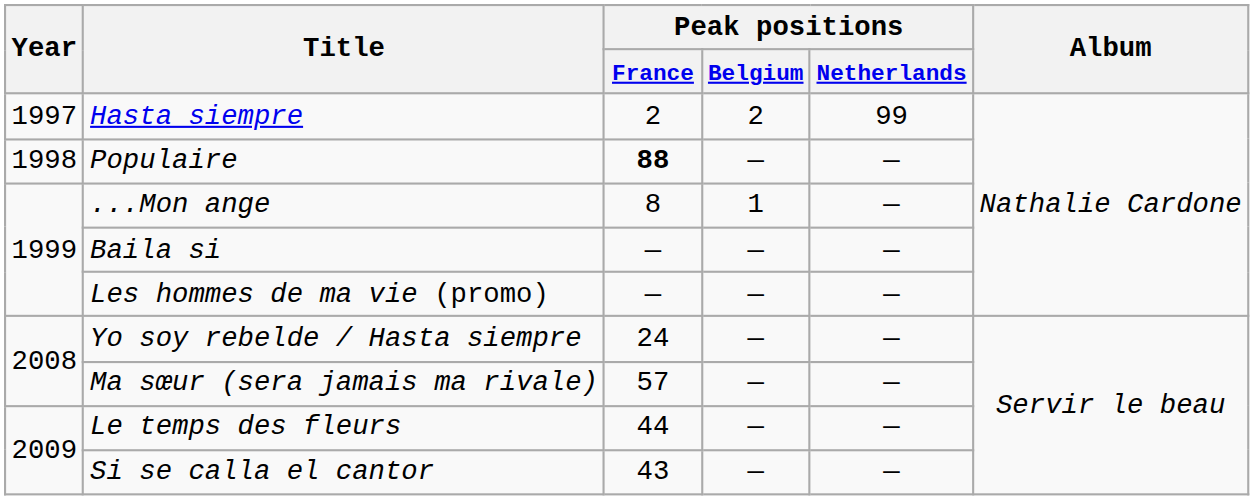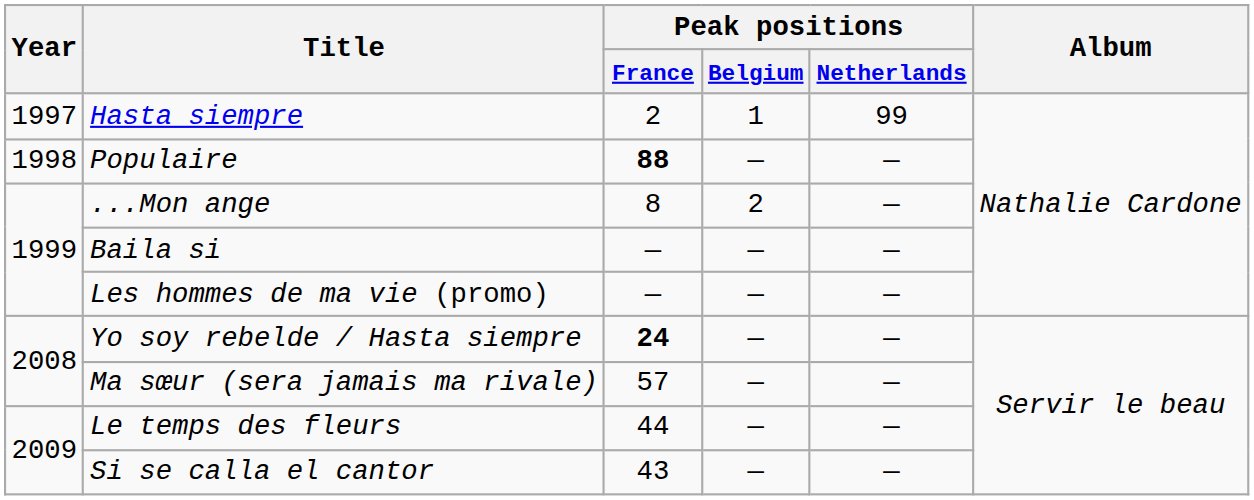(756, 116) 2 -> (756, 116) 1
(756, 205) 1 -> (756, 205) 2
(653, 339) normal -> (653, 339) bold
